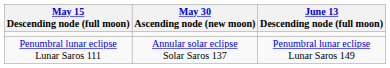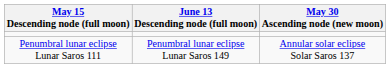columns swapped: (195, 18) <-> (322, 18)
